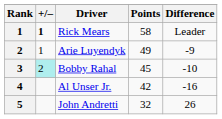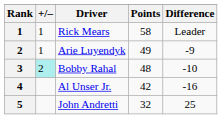(41, 32) bold -> (41, 32) normal
(145, 68) 45 -> (145, 68) 48
(190, 105) 26 -> (190, 105) 25
